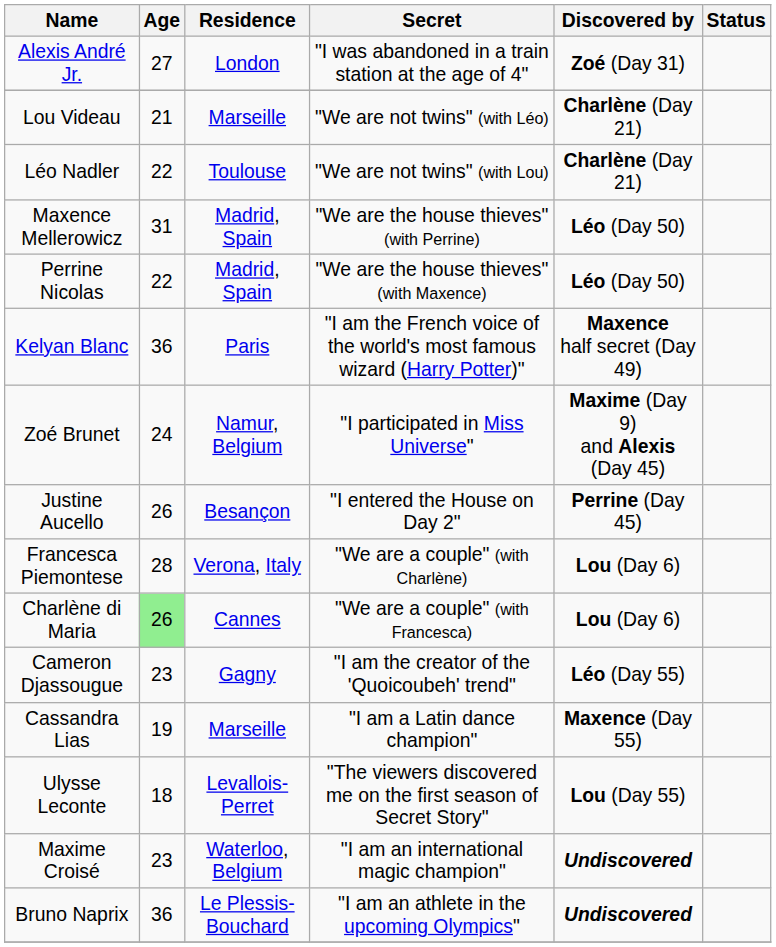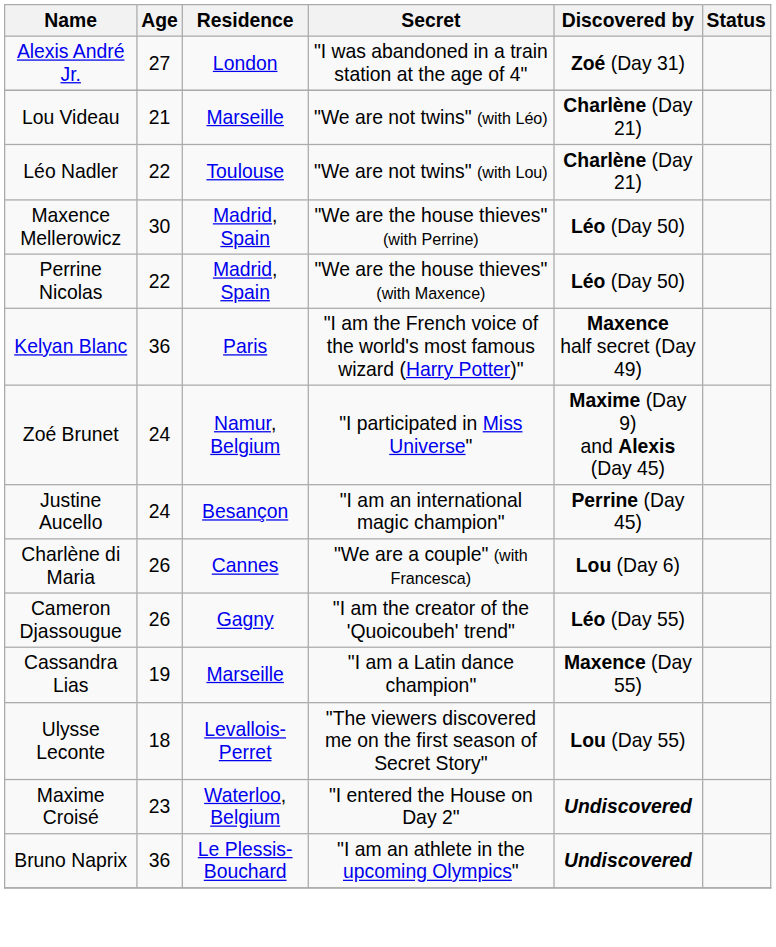(162, 226) 31 -> (160, 226) 30
(162, 512) 26 -> (160, 512) 24
(432, 512) "I entered the House on Day 2" -> (431, 512) "I am an international magic champion"
- row: (72, 566)
(162, 620) lightgreen background -> (160, 566) no background
(162, 675) 23 -> (160, 620) 26
(432, 860) "I am an international magic champion" -> (431, 806) "I entered the House on Day 2"
